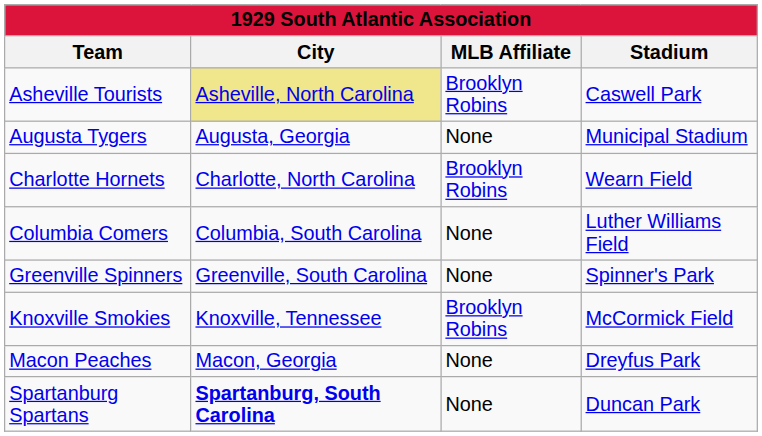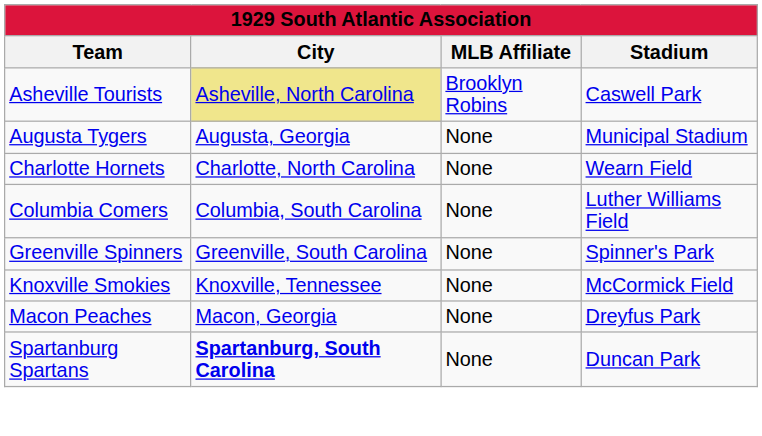(484, 179) Brooklyn Robins -> (469, 168) None
(484, 318) Brooklyn Robins -> (469, 285) None
